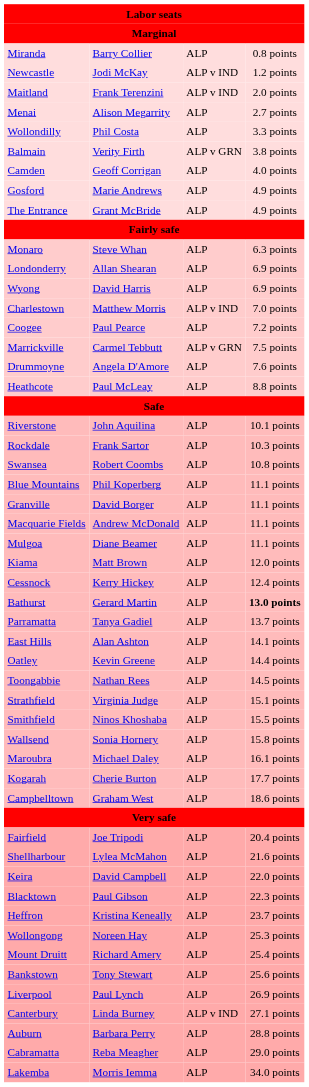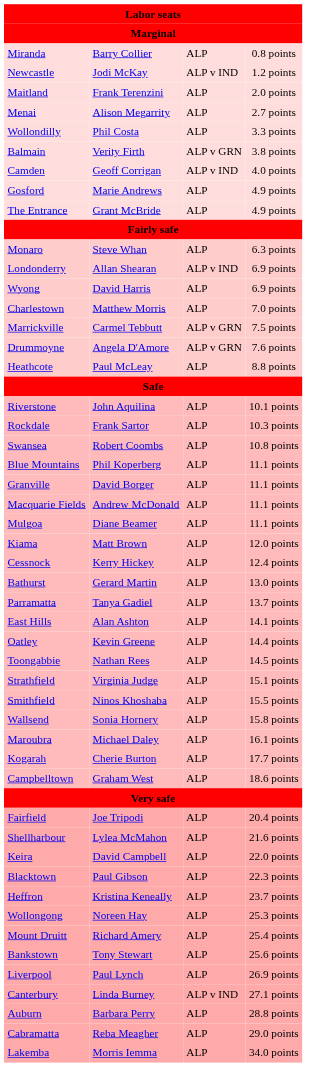(212, 92) ALP v IND -> (197, 92) ALP
(197, 171) ALP -> (212, 171) ALP v IND
(197, 269) ALP -> (212, 269) ALP v IND
(212, 308) ALP v IND -> (197, 308) ALP
- row: (25, 328)
(197, 367) ALP -> (214, 347) ALP v GRN
(275, 602) bold -> (274, 582) normal
